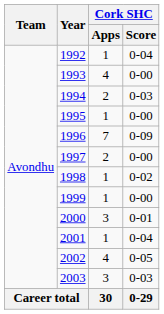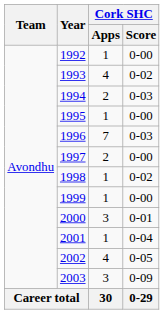(141, 55) 0-04 -> (141, 55) 0-00
(141, 75) 0-00 -> (141, 75) 0-02
(141, 136) 0-09 -> (141, 136) 0-03
(141, 278) 0-03 -> (141, 278) 0-09
